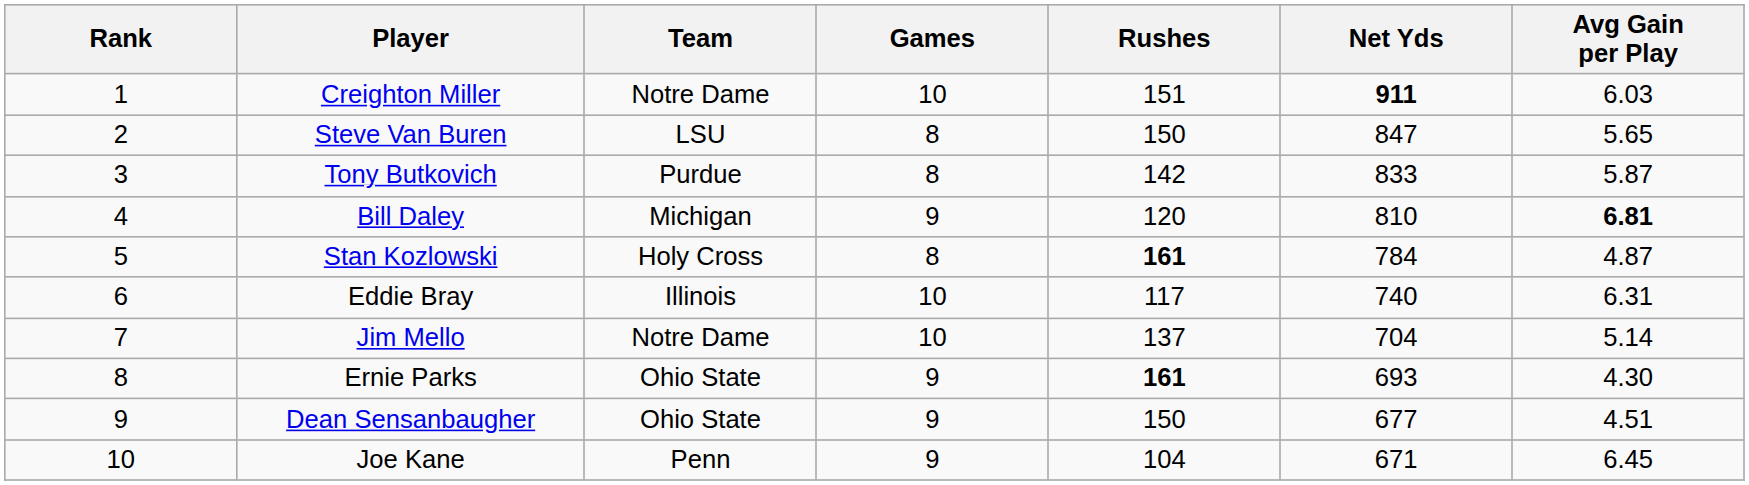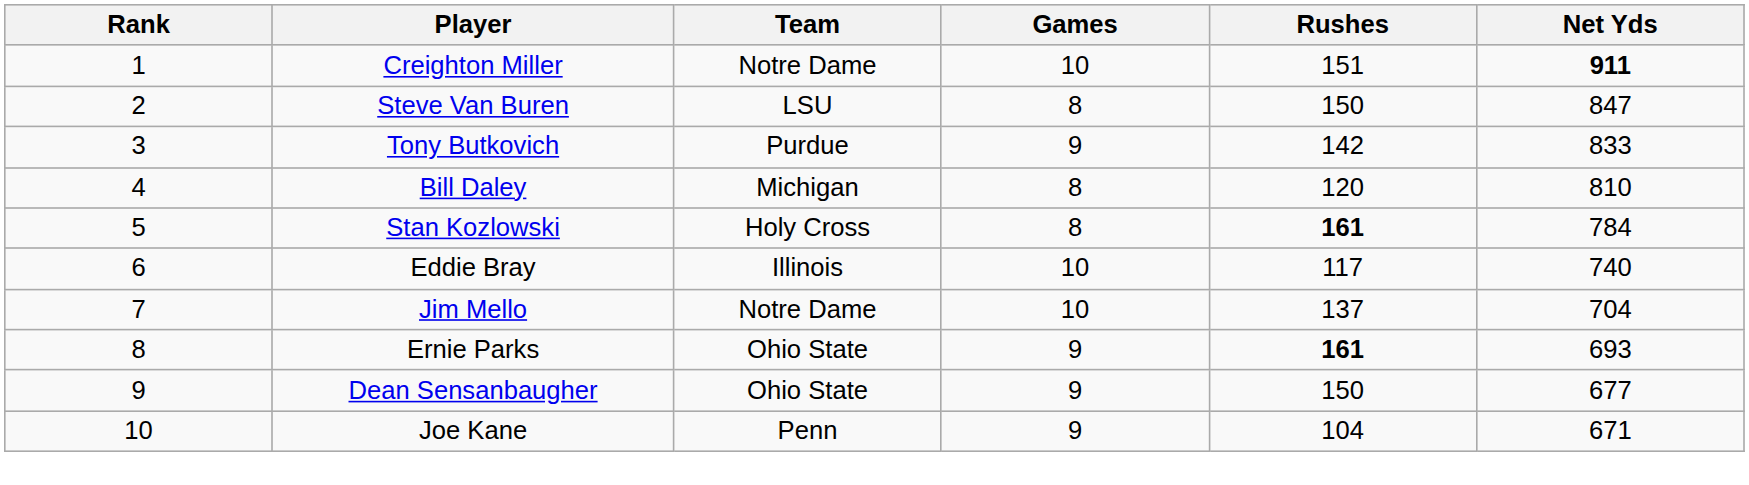- column: (1628, 39)
(932, 175) 8 -> (1075, 146) 9
(932, 216) 9 -> (1075, 187) 8
